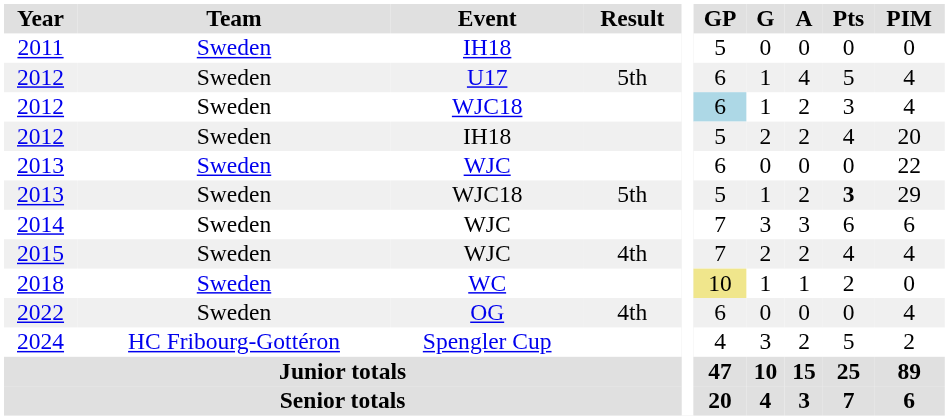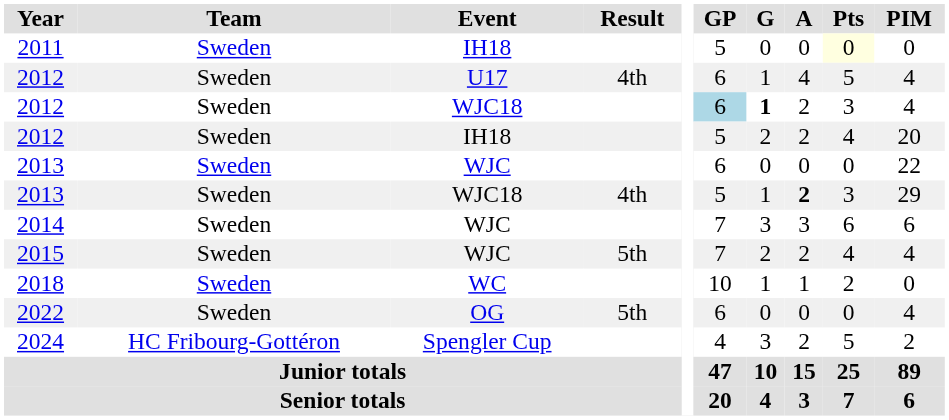(849, 47) no background -> (849, 47) lightyellow background
(632, 77) 5th -> (632, 77) 4th
(765, 106) normal -> (765, 106) bold
(632, 194) 5th -> (632, 194) 4th
(804, 194) normal -> (804, 194) bold
(849, 194) bold -> (849, 194) normal
(632, 253) 4th -> (632, 253) 5th
(720, 283) khaki background -> (720, 283) no background
(632, 312) 4th -> (632, 312) 5th
